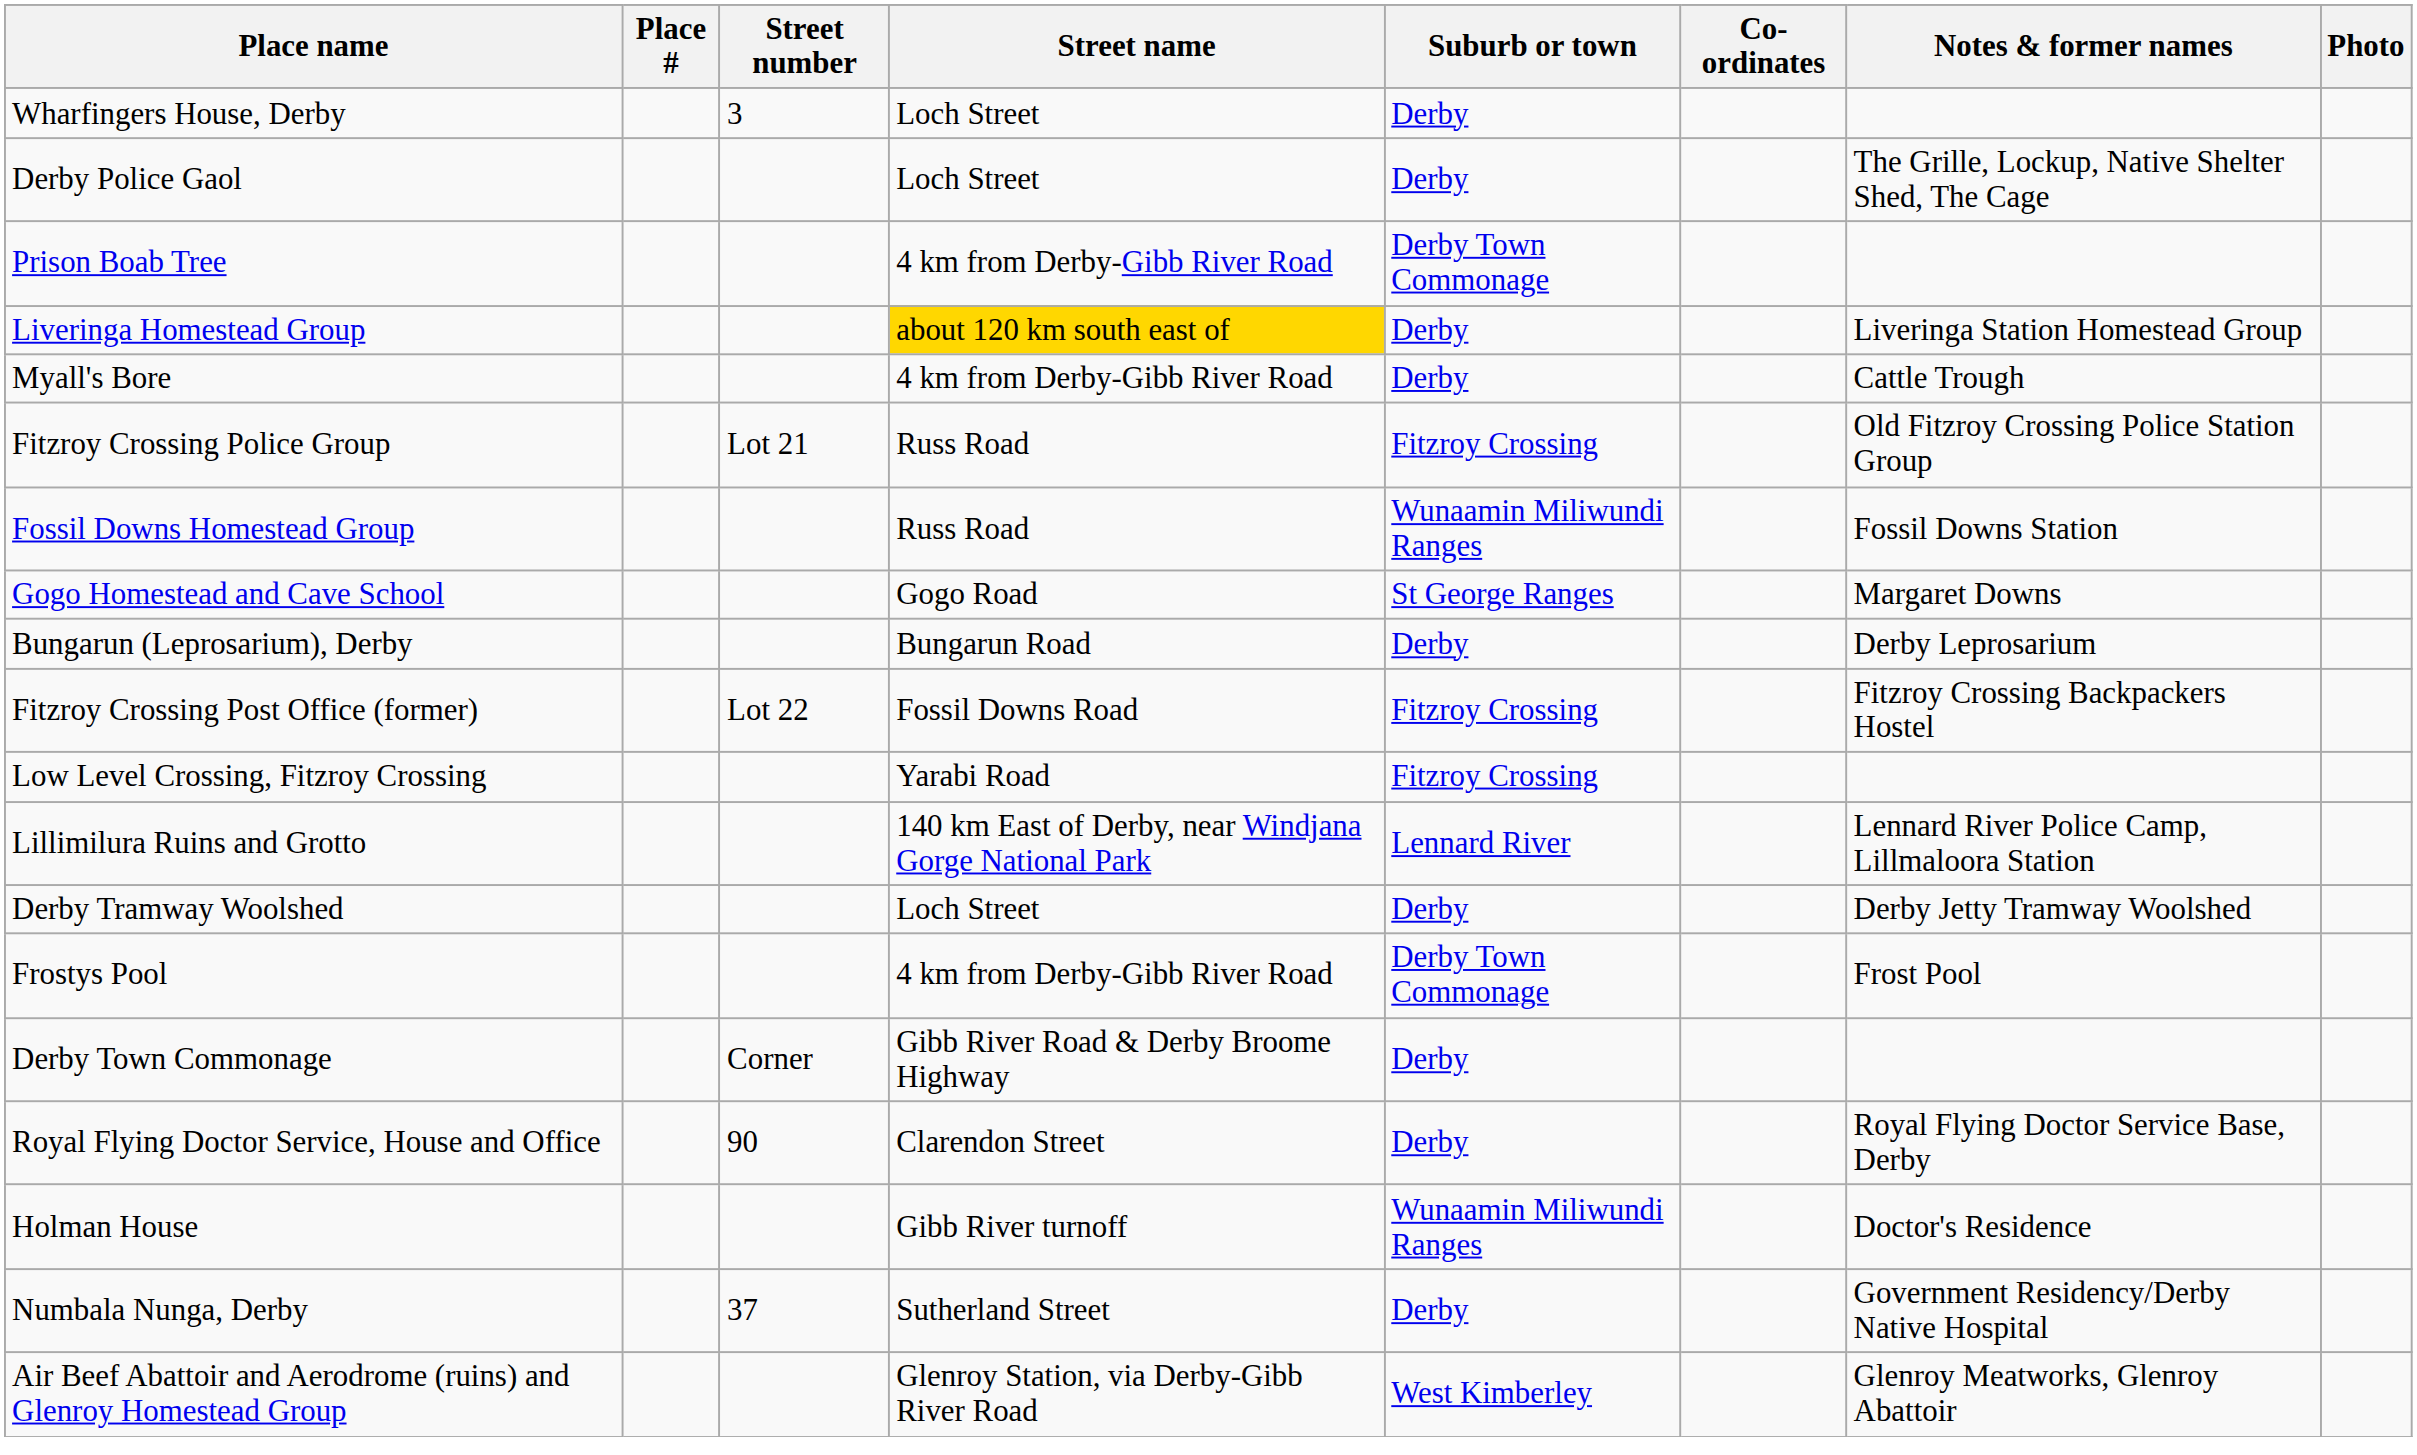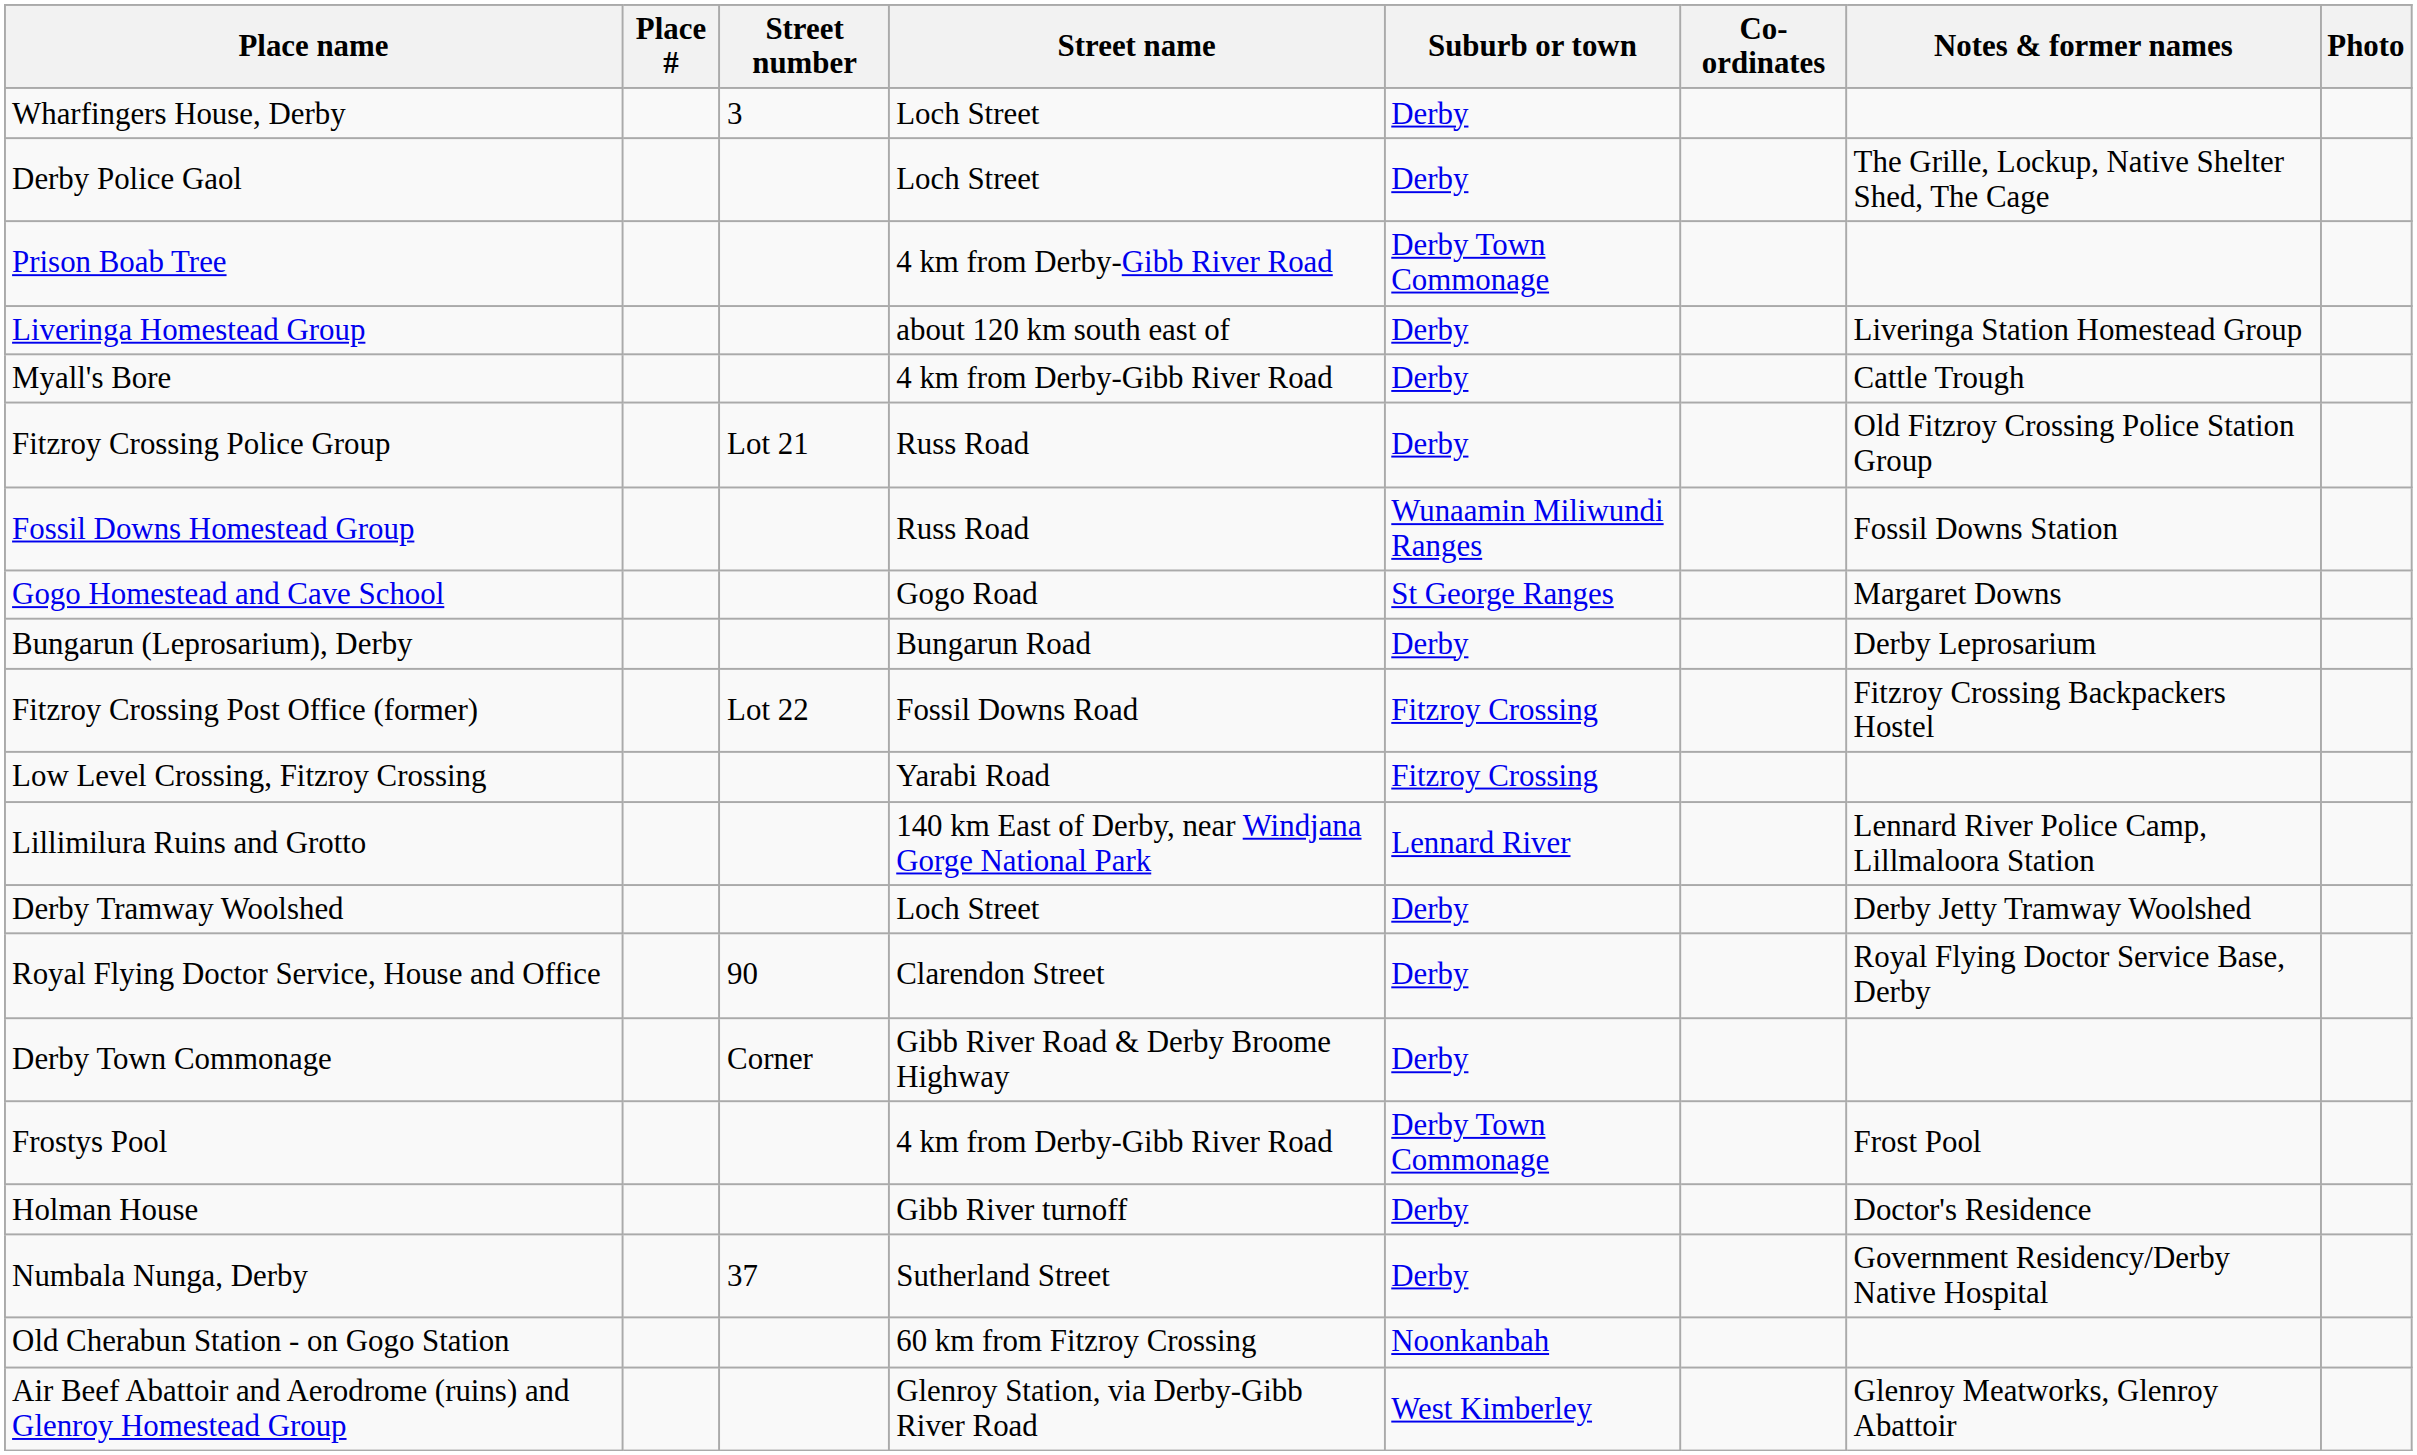(1063, 329) gold background -> (1063, 329) no background
(1495, 444) Fitzroy Crossing -> (1430, 444) Derby
rows swapped: (90, 975) <-> (306, 1142)
(1527, 1226) Wunaamin Miliwundi Ranges -> (1430, 1208) Derby
+ row: (261, 1341)
